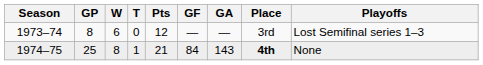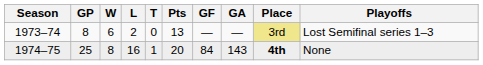+ column: (133, 13)
(161, 32) 12 -> (177, 32) 13
(266, 32) no background -> (277, 32) khaki background
(161, 50) 21 -> (177, 50) 20
